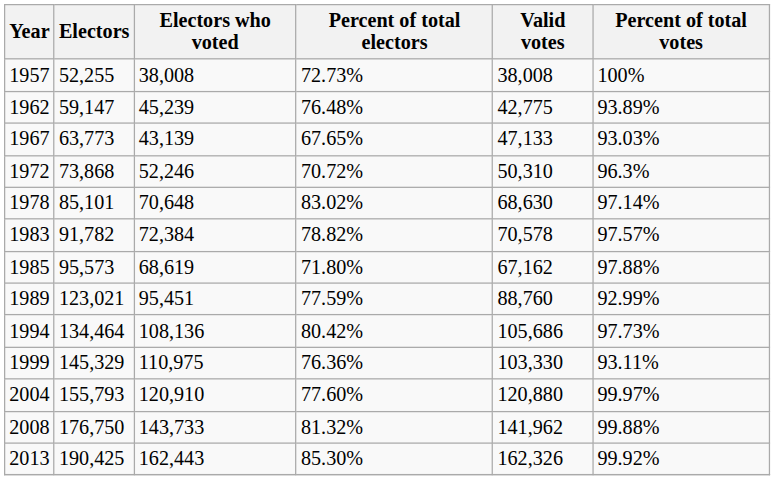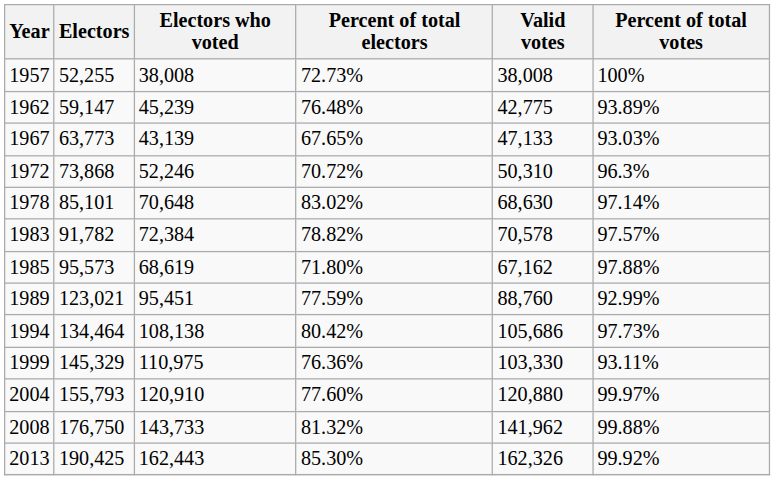(171, 330) 108,136 -> (171, 330) 108,138
